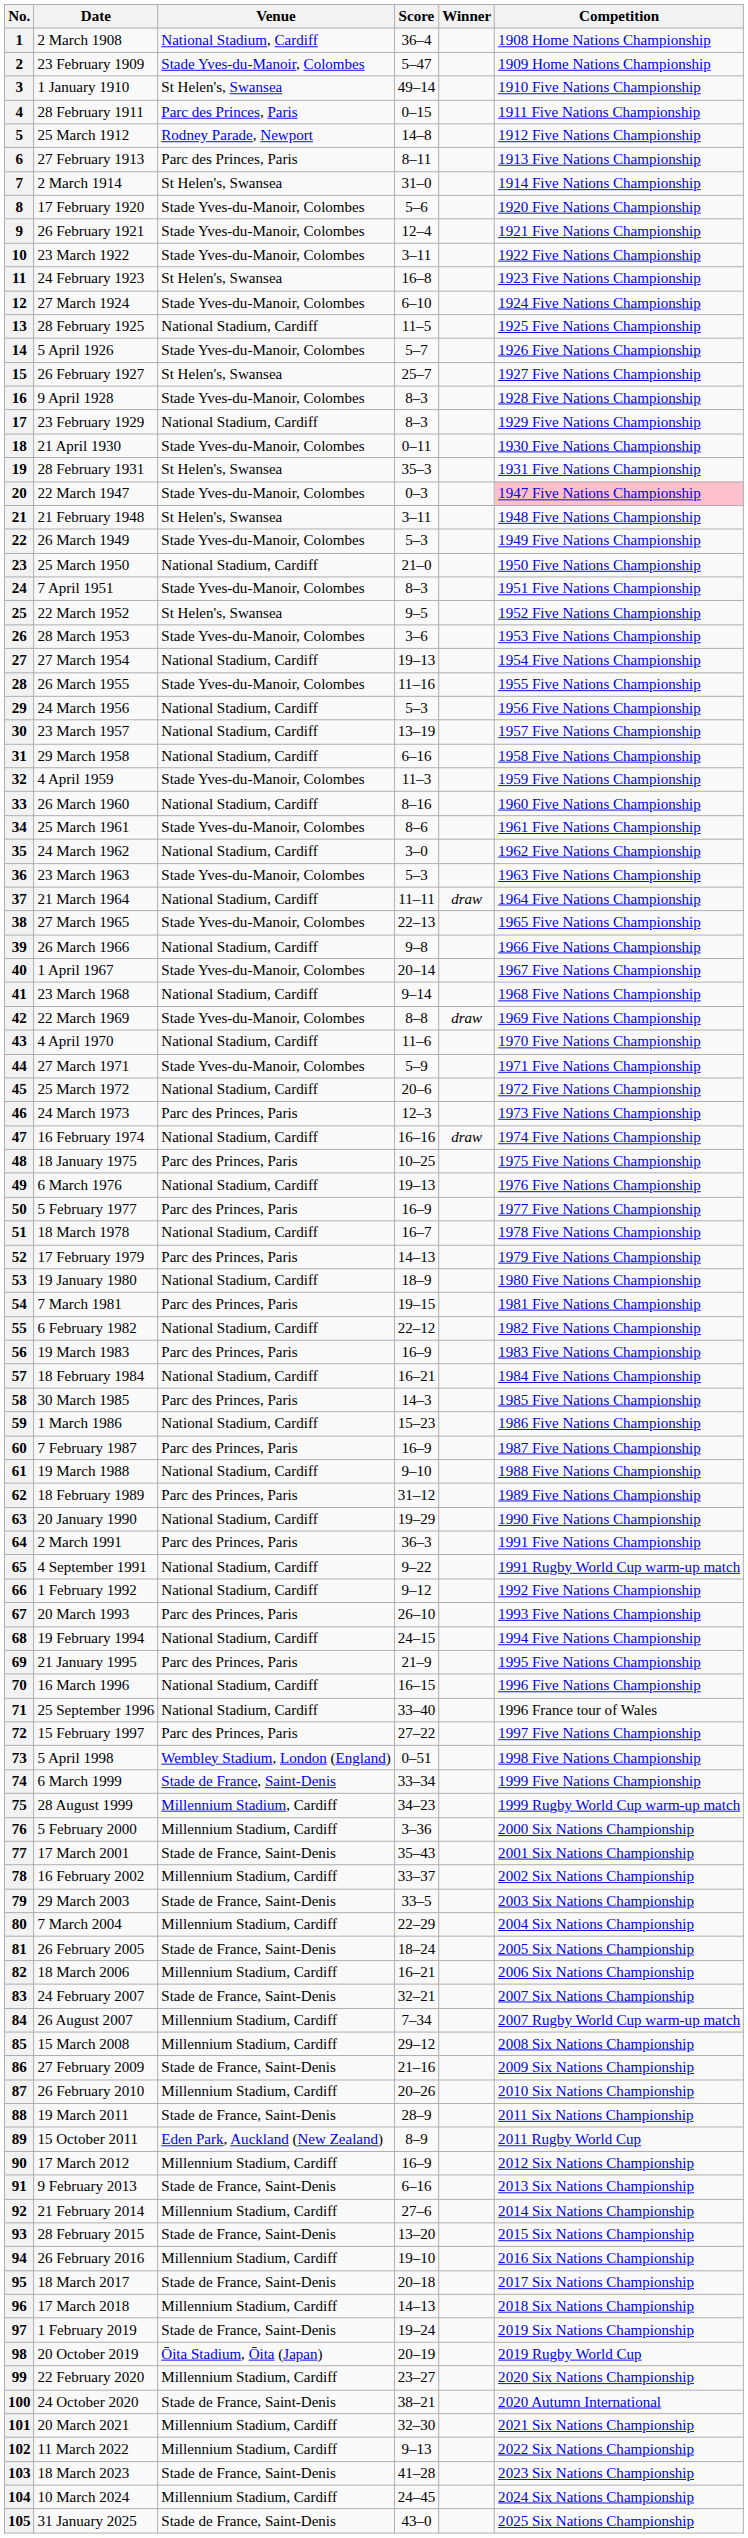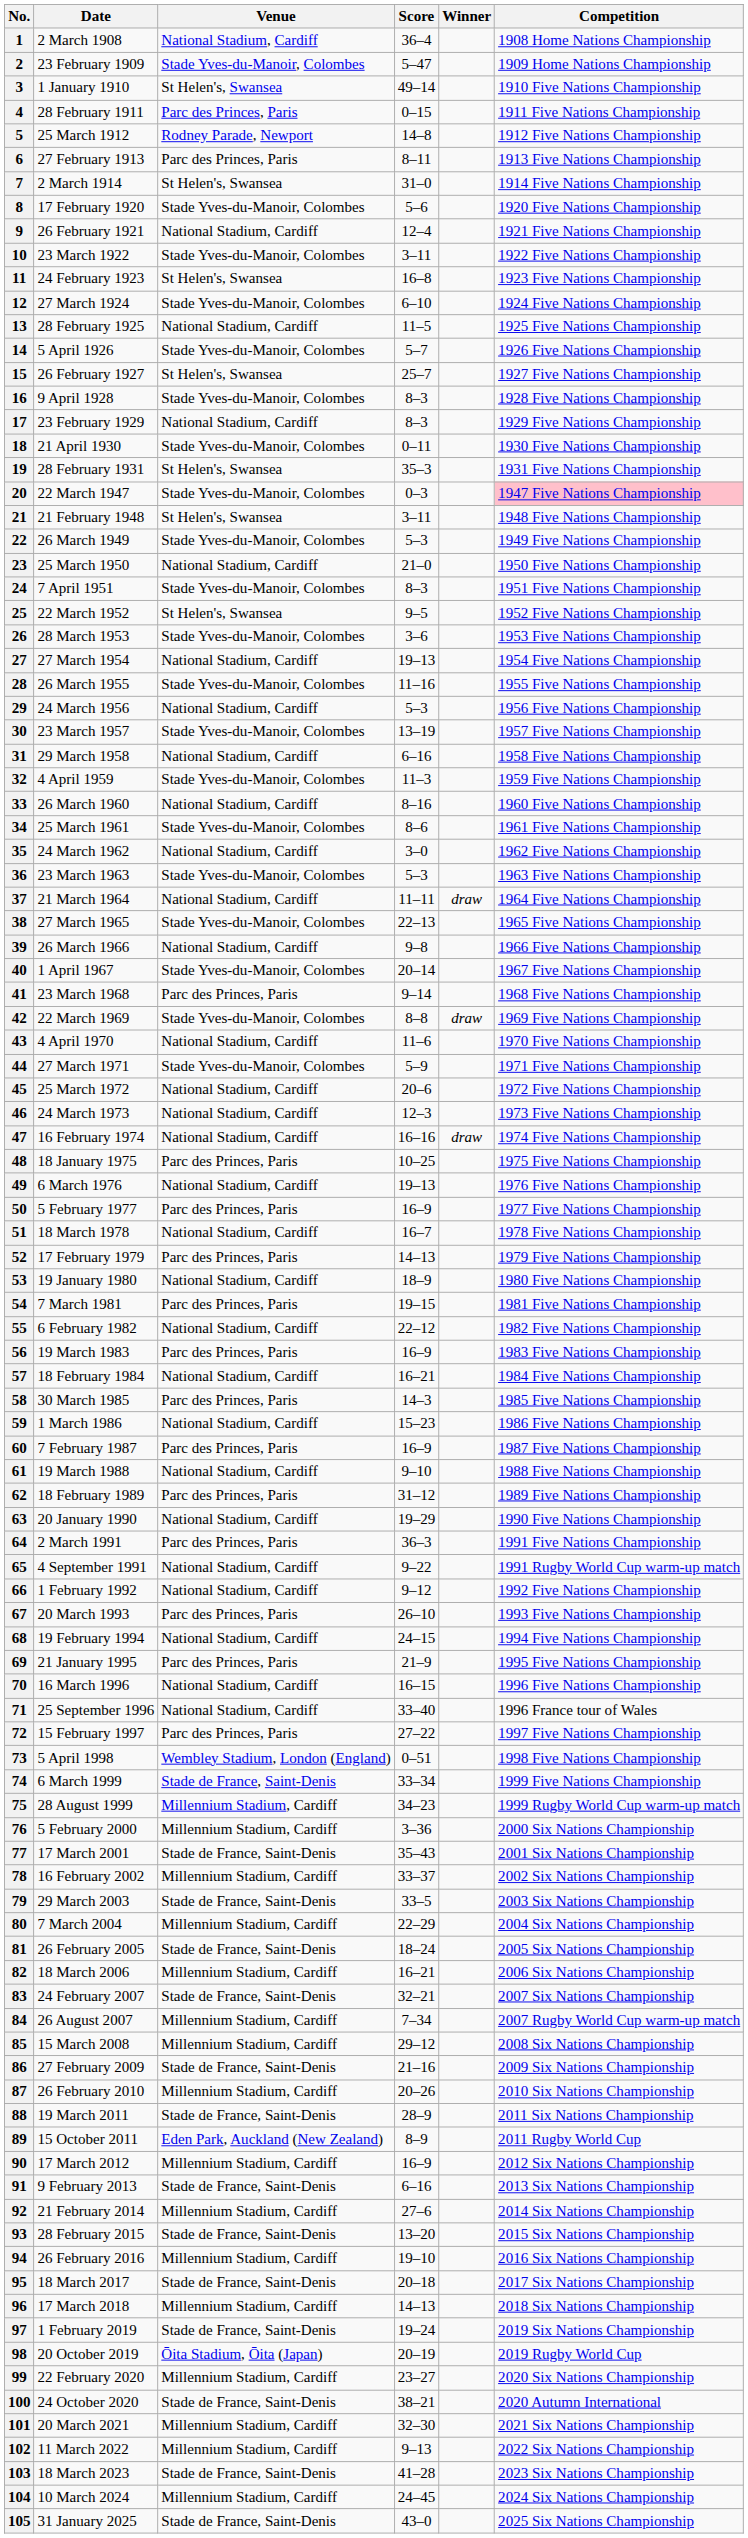(263, 231) Stade Yves-du-Manoir, Colombes -> (239, 231) National Stadium, Cardiff
(239, 732) National Stadium, Cardiff -> (263, 732) Stade Yves-du-Manoir, Colombes
(239, 994) National Stadium, Cardiff -> (229, 994) Parc des Princes, Paris
(229, 1113) Parc des Princes, Paris -> (239, 1113) National Stadium, Cardiff
